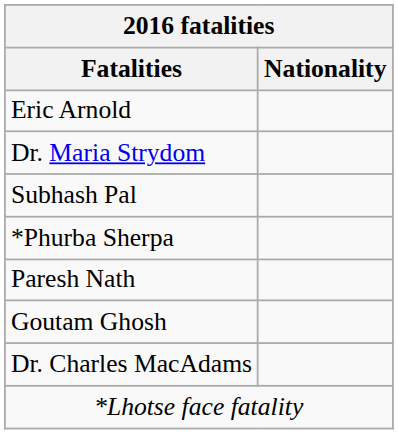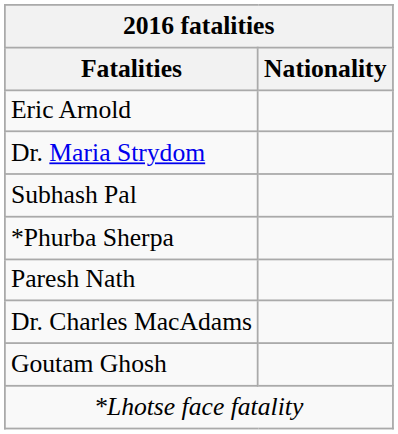rows swapped: (89, 321) <-> (131, 364)
